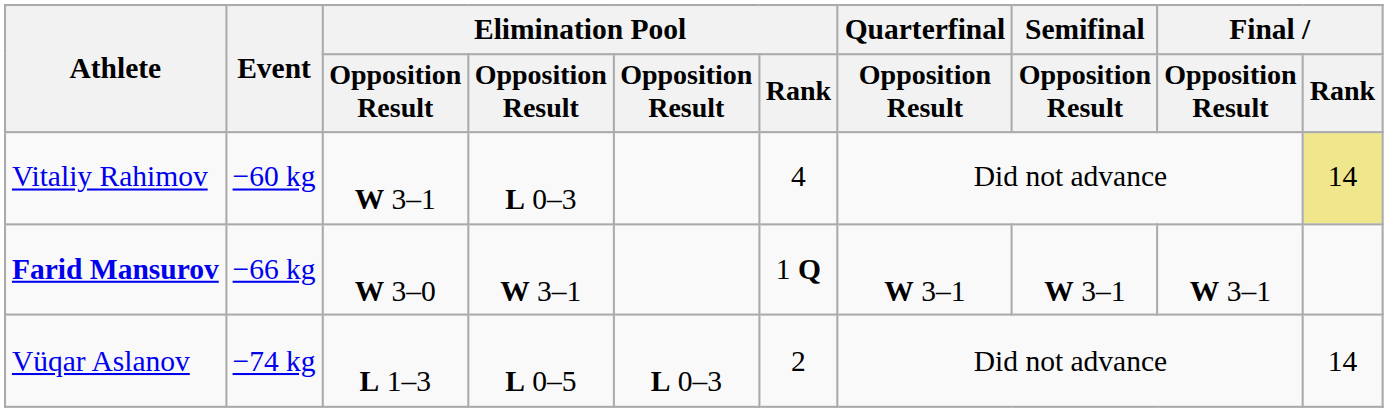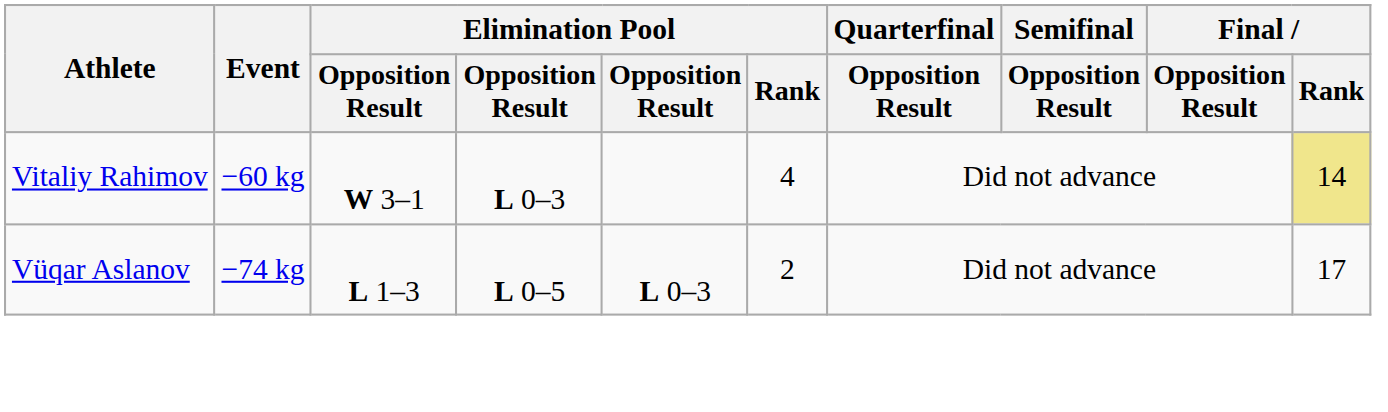- row: (115, 269)
(1343, 360) 14 -> (1331, 269) 17
